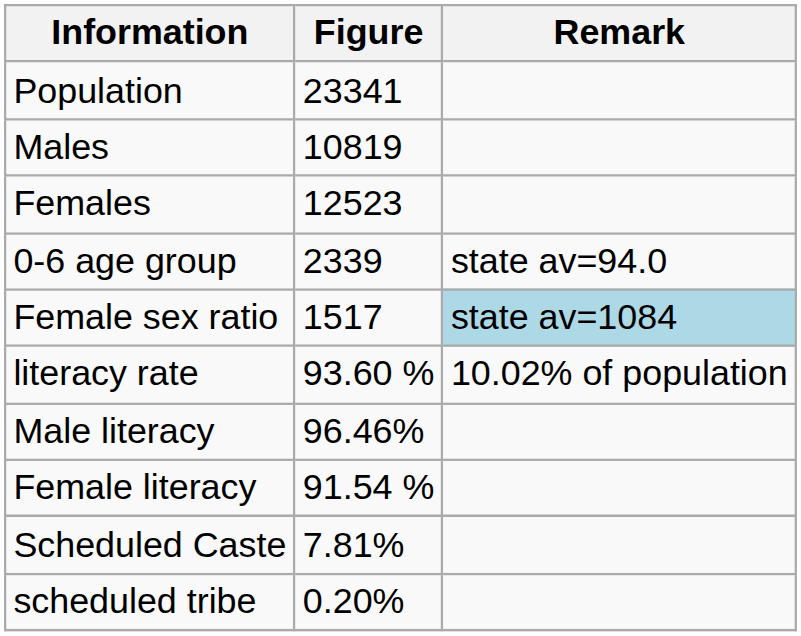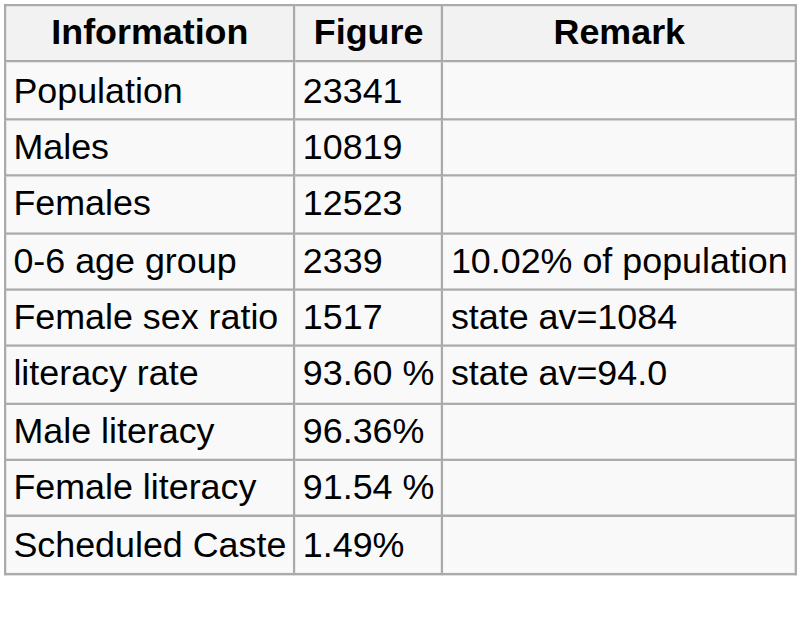(559, 260) state av=94.0 -> (619, 260) 10.02% of population
(564, 317) lightblue background -> (564, 317) no background
(619, 373) 10.02% of population -> (559, 373) state av=94.0
(364, 430) 96.46% -> (364, 430) 96.36%
(354, 544) 7.81% -> (354, 544) 1.49%
- row: (135, 601)
